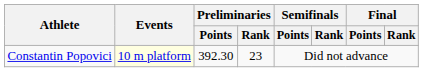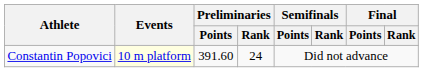(216, 56) 392.30 -> (216, 56) 391.60
(256, 56) 23 -> (256, 56) 24
